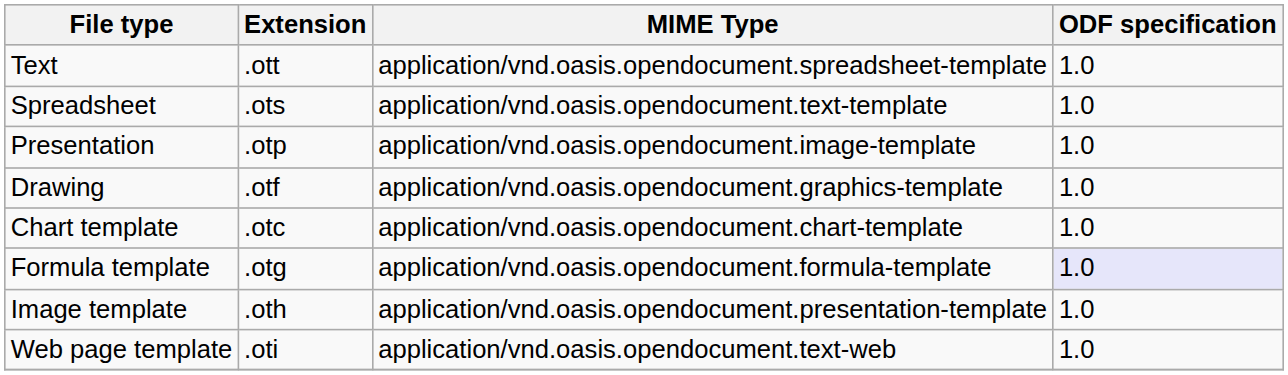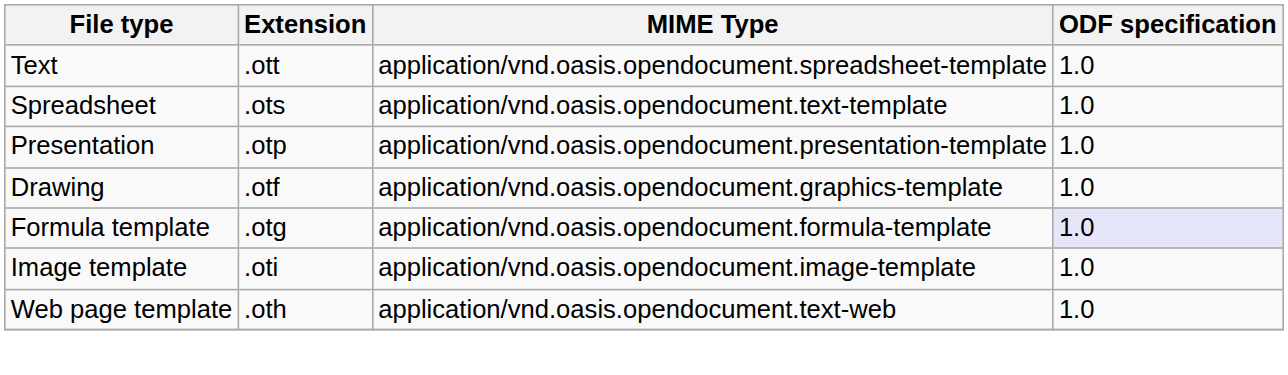(677, 146) application/vnd.oasis.opendocument.image-template -> (713, 146) application/vnd.oasis.opendocument.presentation-template
- row: (95, 227)
(265, 308) .oth -> (261, 268) .oti
(713, 308) application/vnd.oasis.opendocument.presentation-template -> (677, 268) application/vnd.oasis.opendocument.image-template
(261, 349) .oti -> (265, 308) .oth
